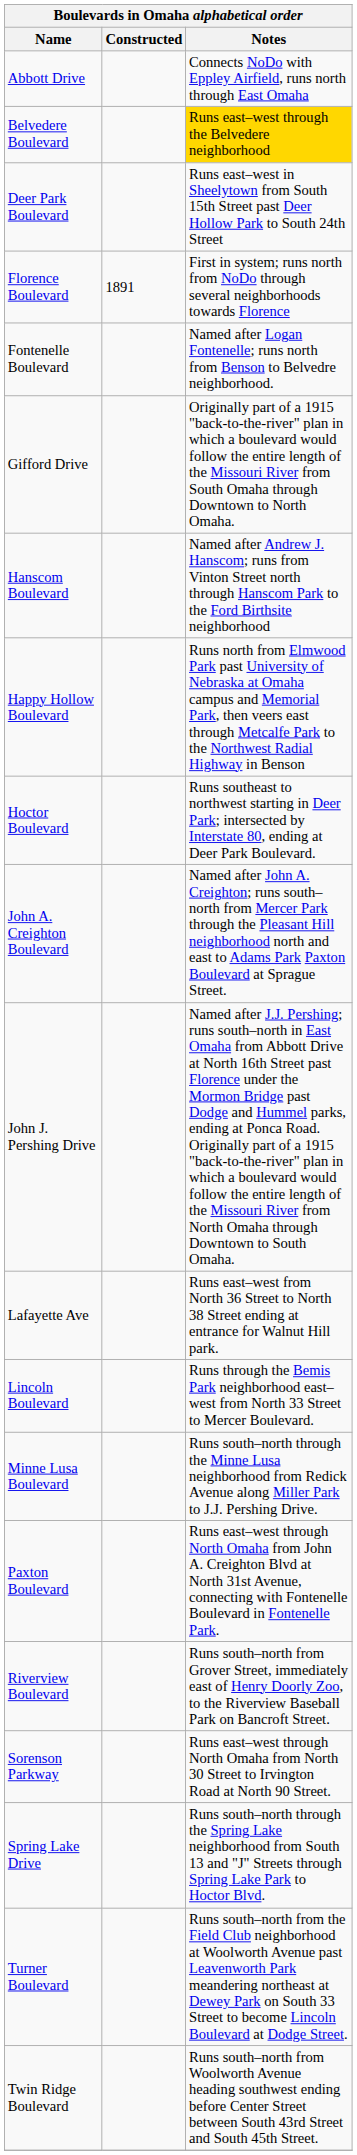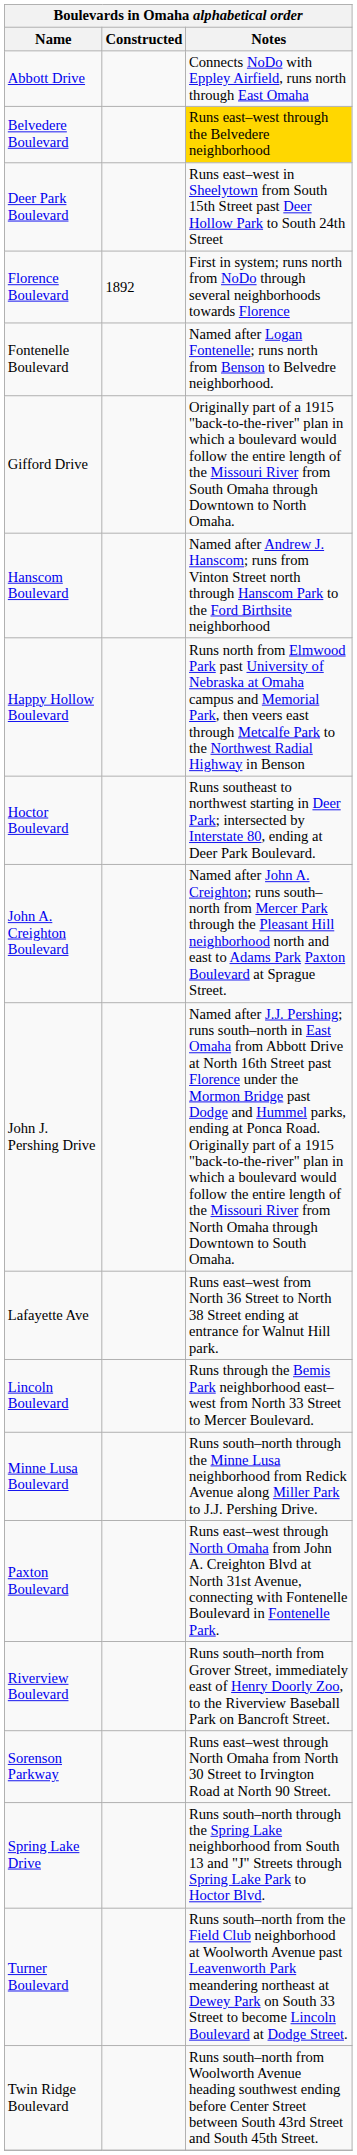(120, 287) 1891 -> (120, 287) 1892
